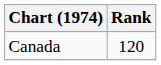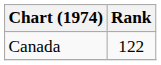(131, 45) 120 -> (131, 45) 122
